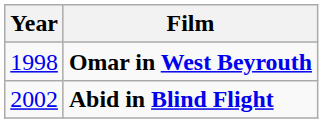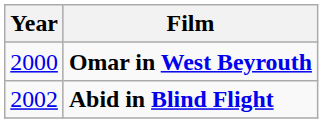(34, 61) 1998 -> (34, 61) 2000
